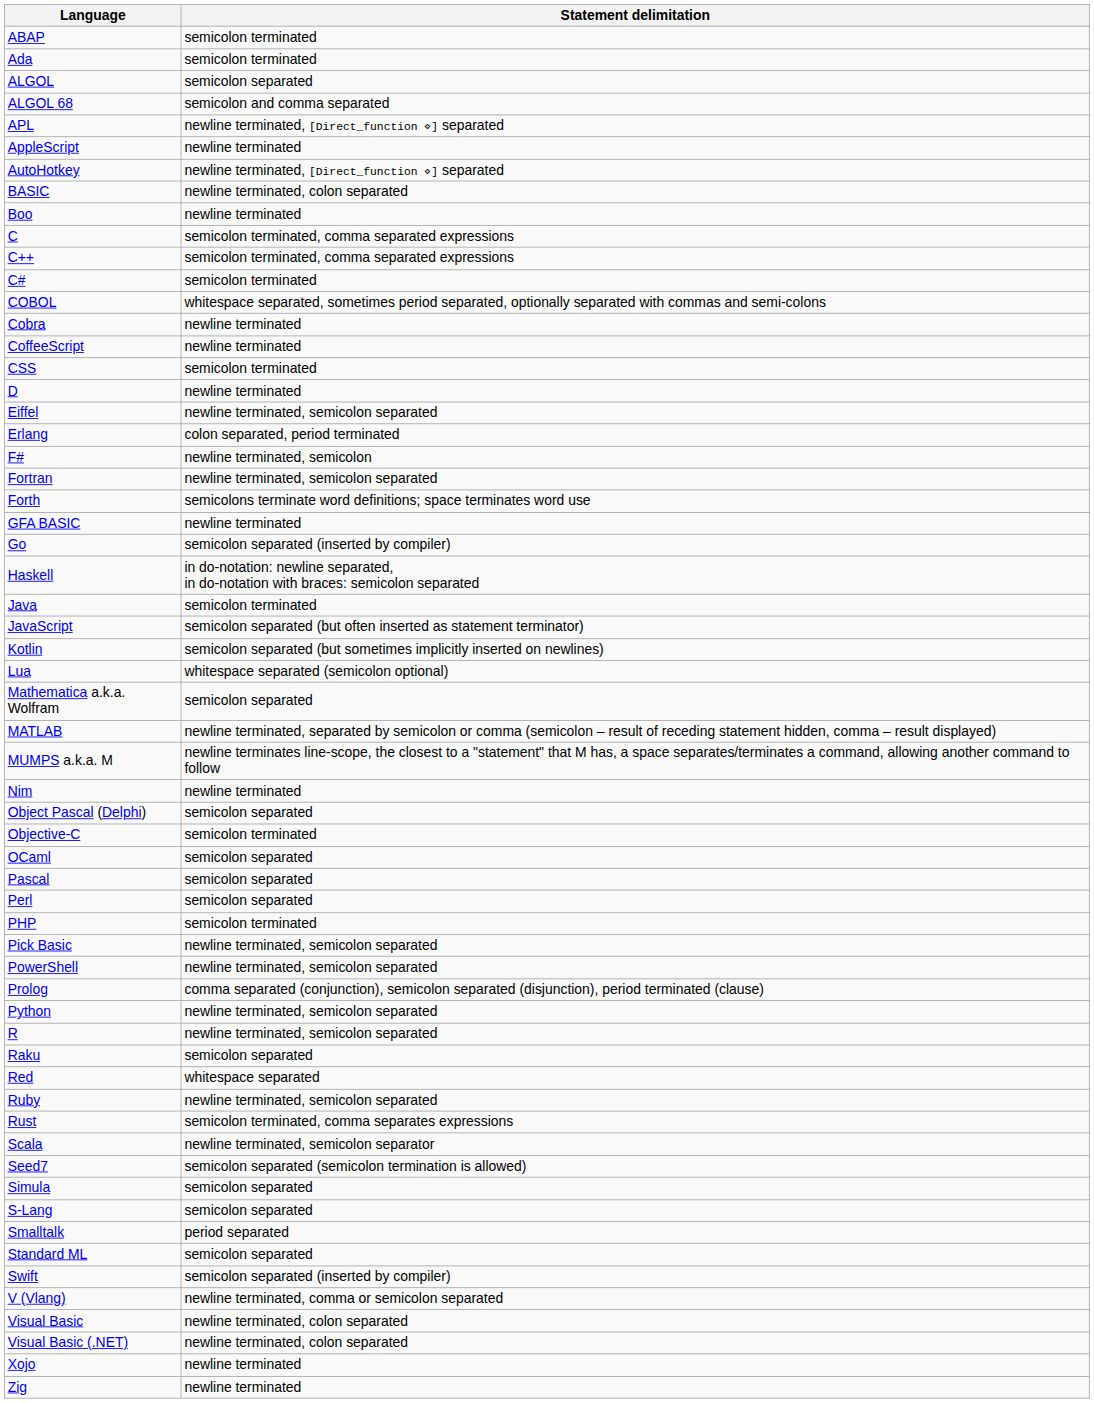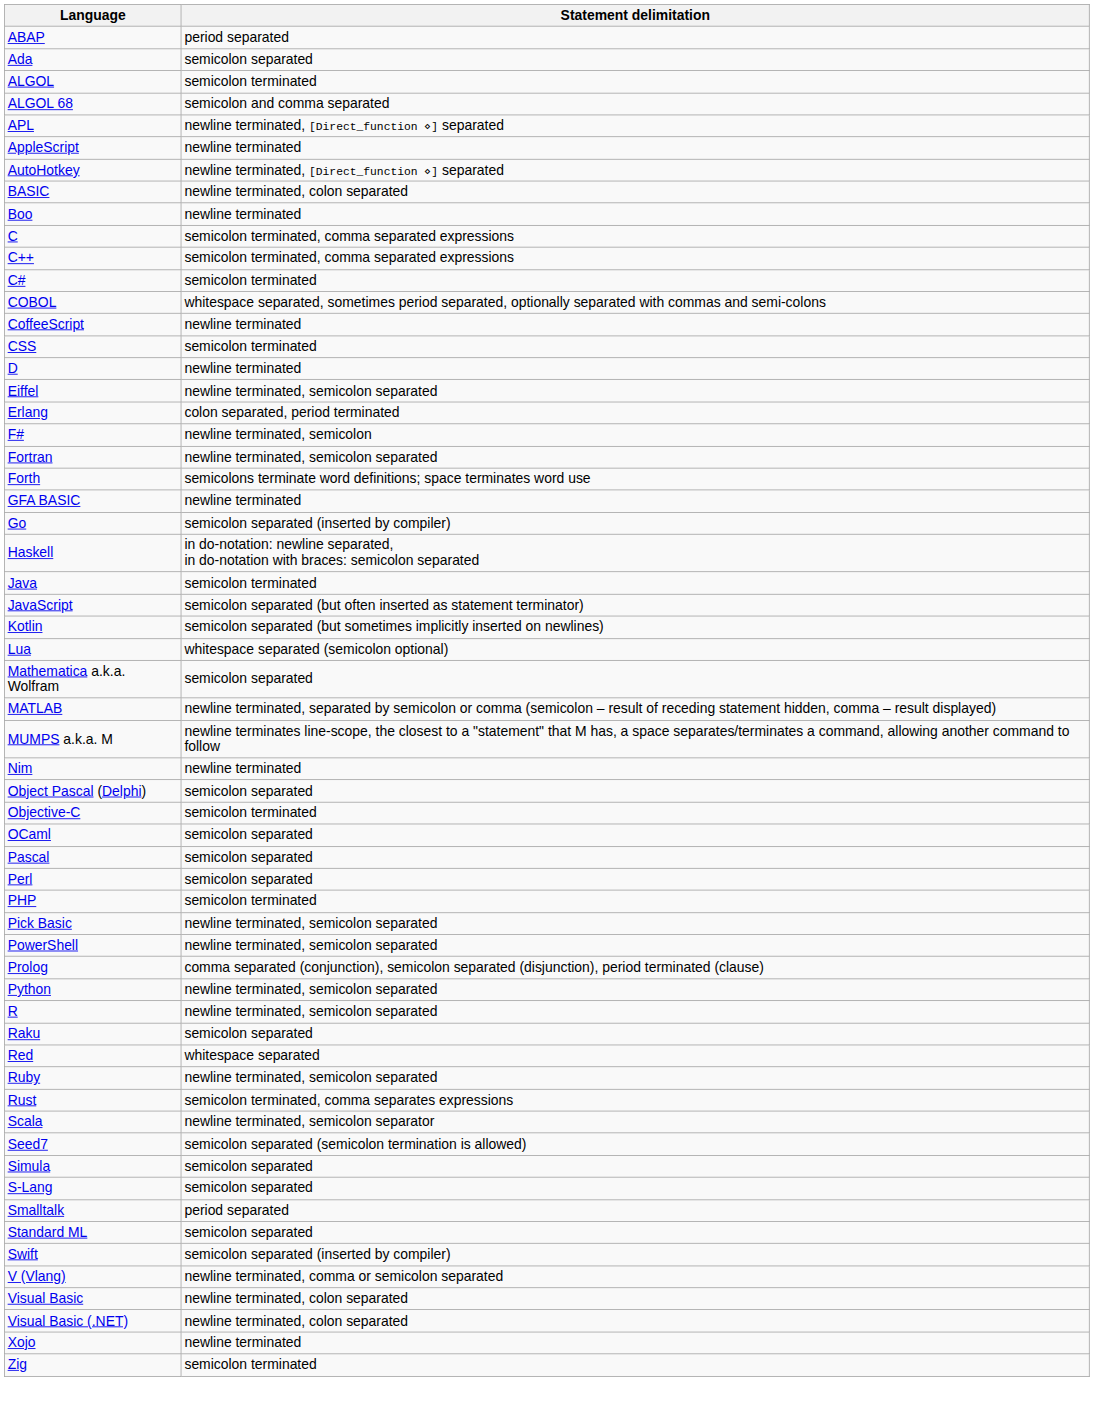(251, 37) semicolon terminated -> (237, 37) period separated
(251, 59) semicolon terminated -> (249, 59) semicolon separated
(249, 81) semicolon separated -> (251, 81) semicolon terminated
- row: (27, 324)
(243, 1387) newline terminated -> (251, 1365) semicolon terminated
